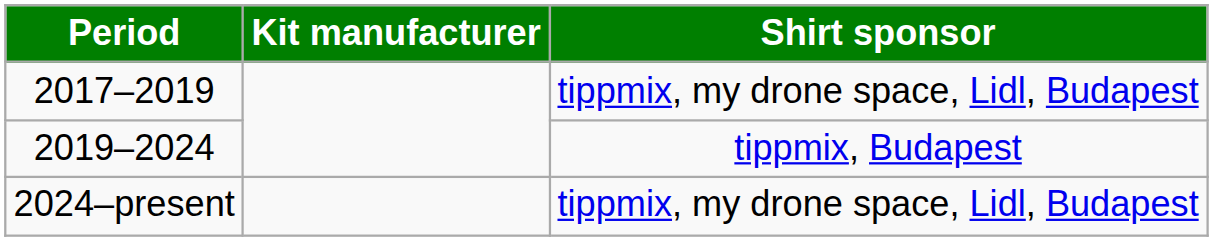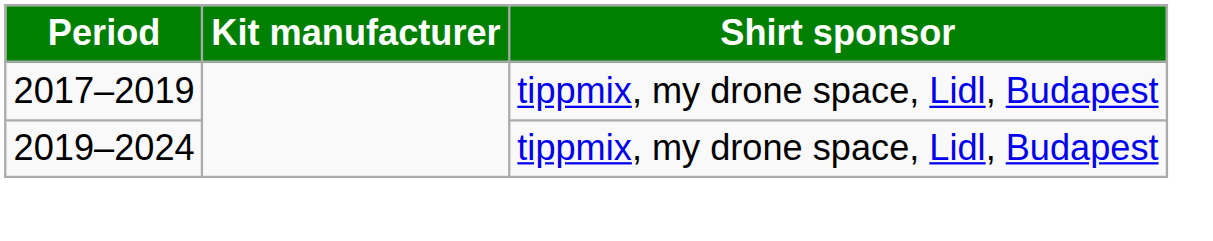(878, 147) tippmix, Budapest -> (838, 147) tippmix, my drone space, Lidl, Budapest
- row: (124, 205)
